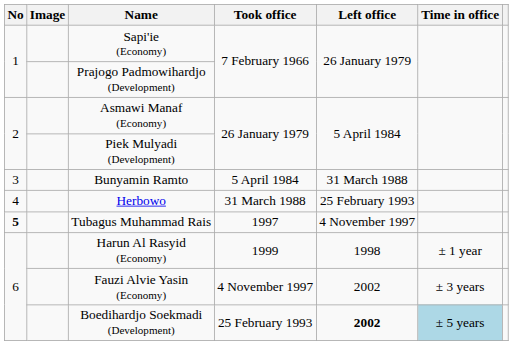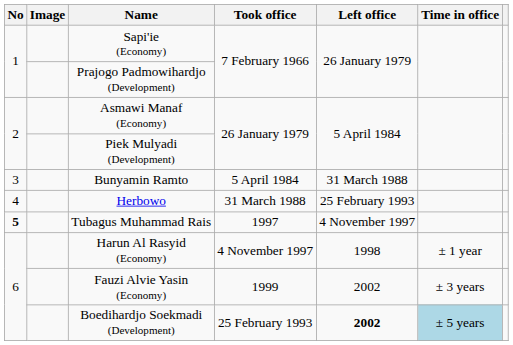(265, 250) 1999 -> (265, 250) 4 November 1997
(265, 286) 4 November 1997 -> (265, 286) 1999
